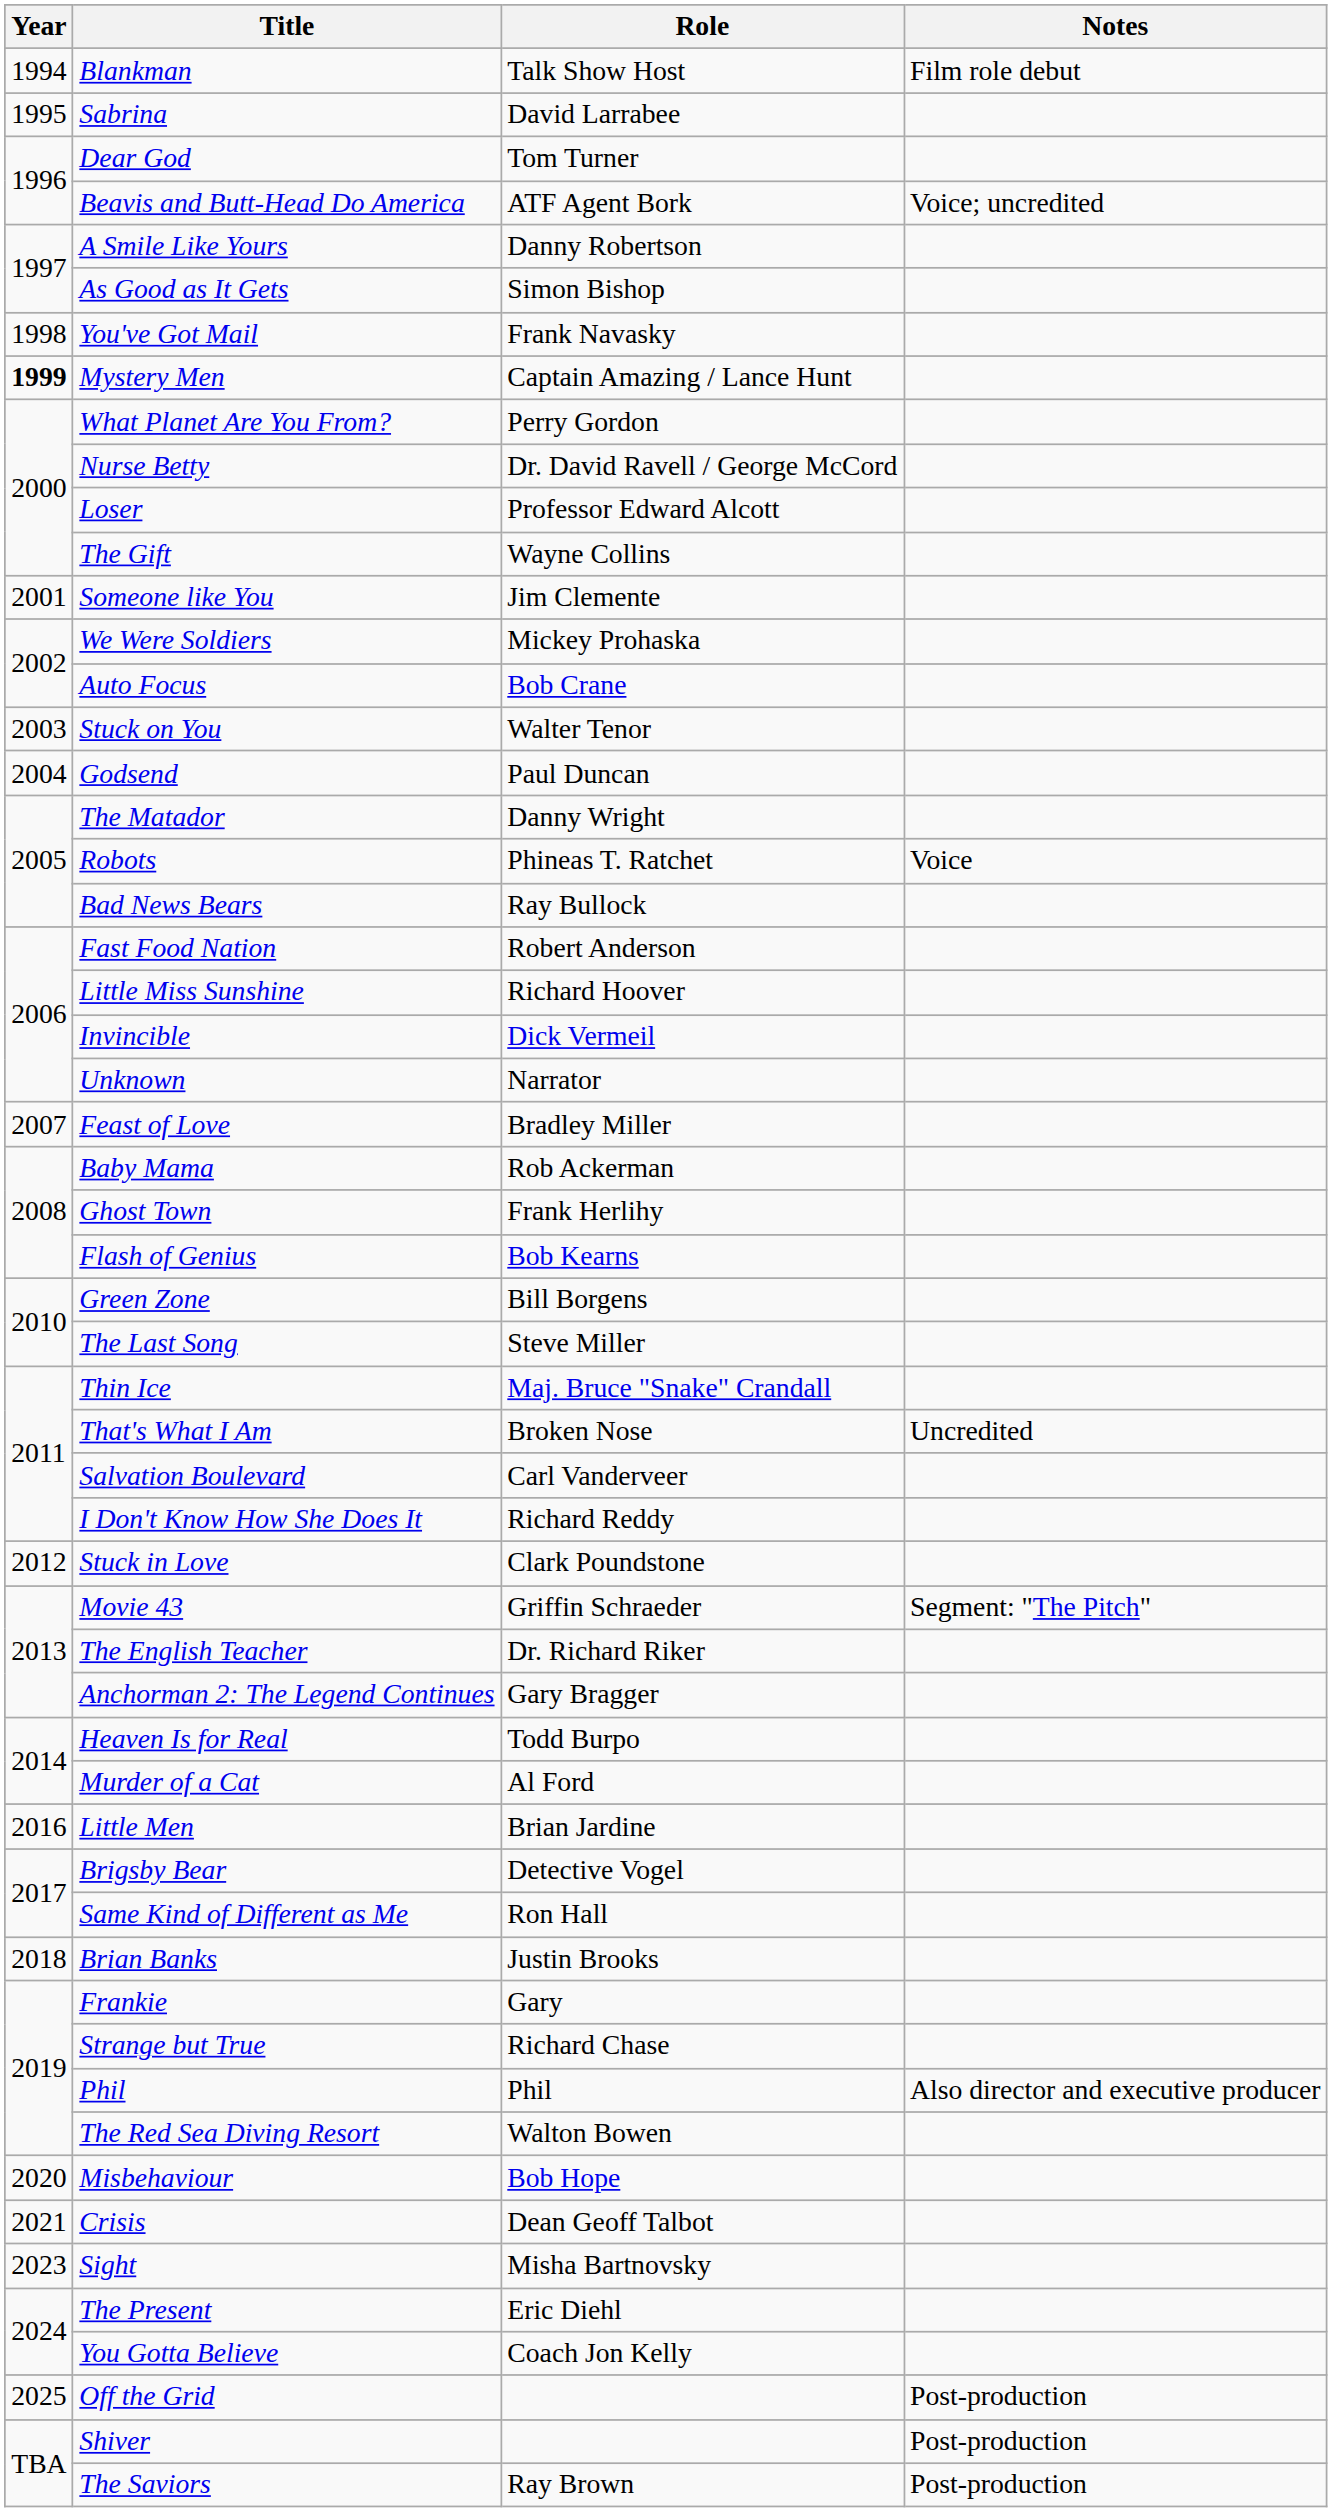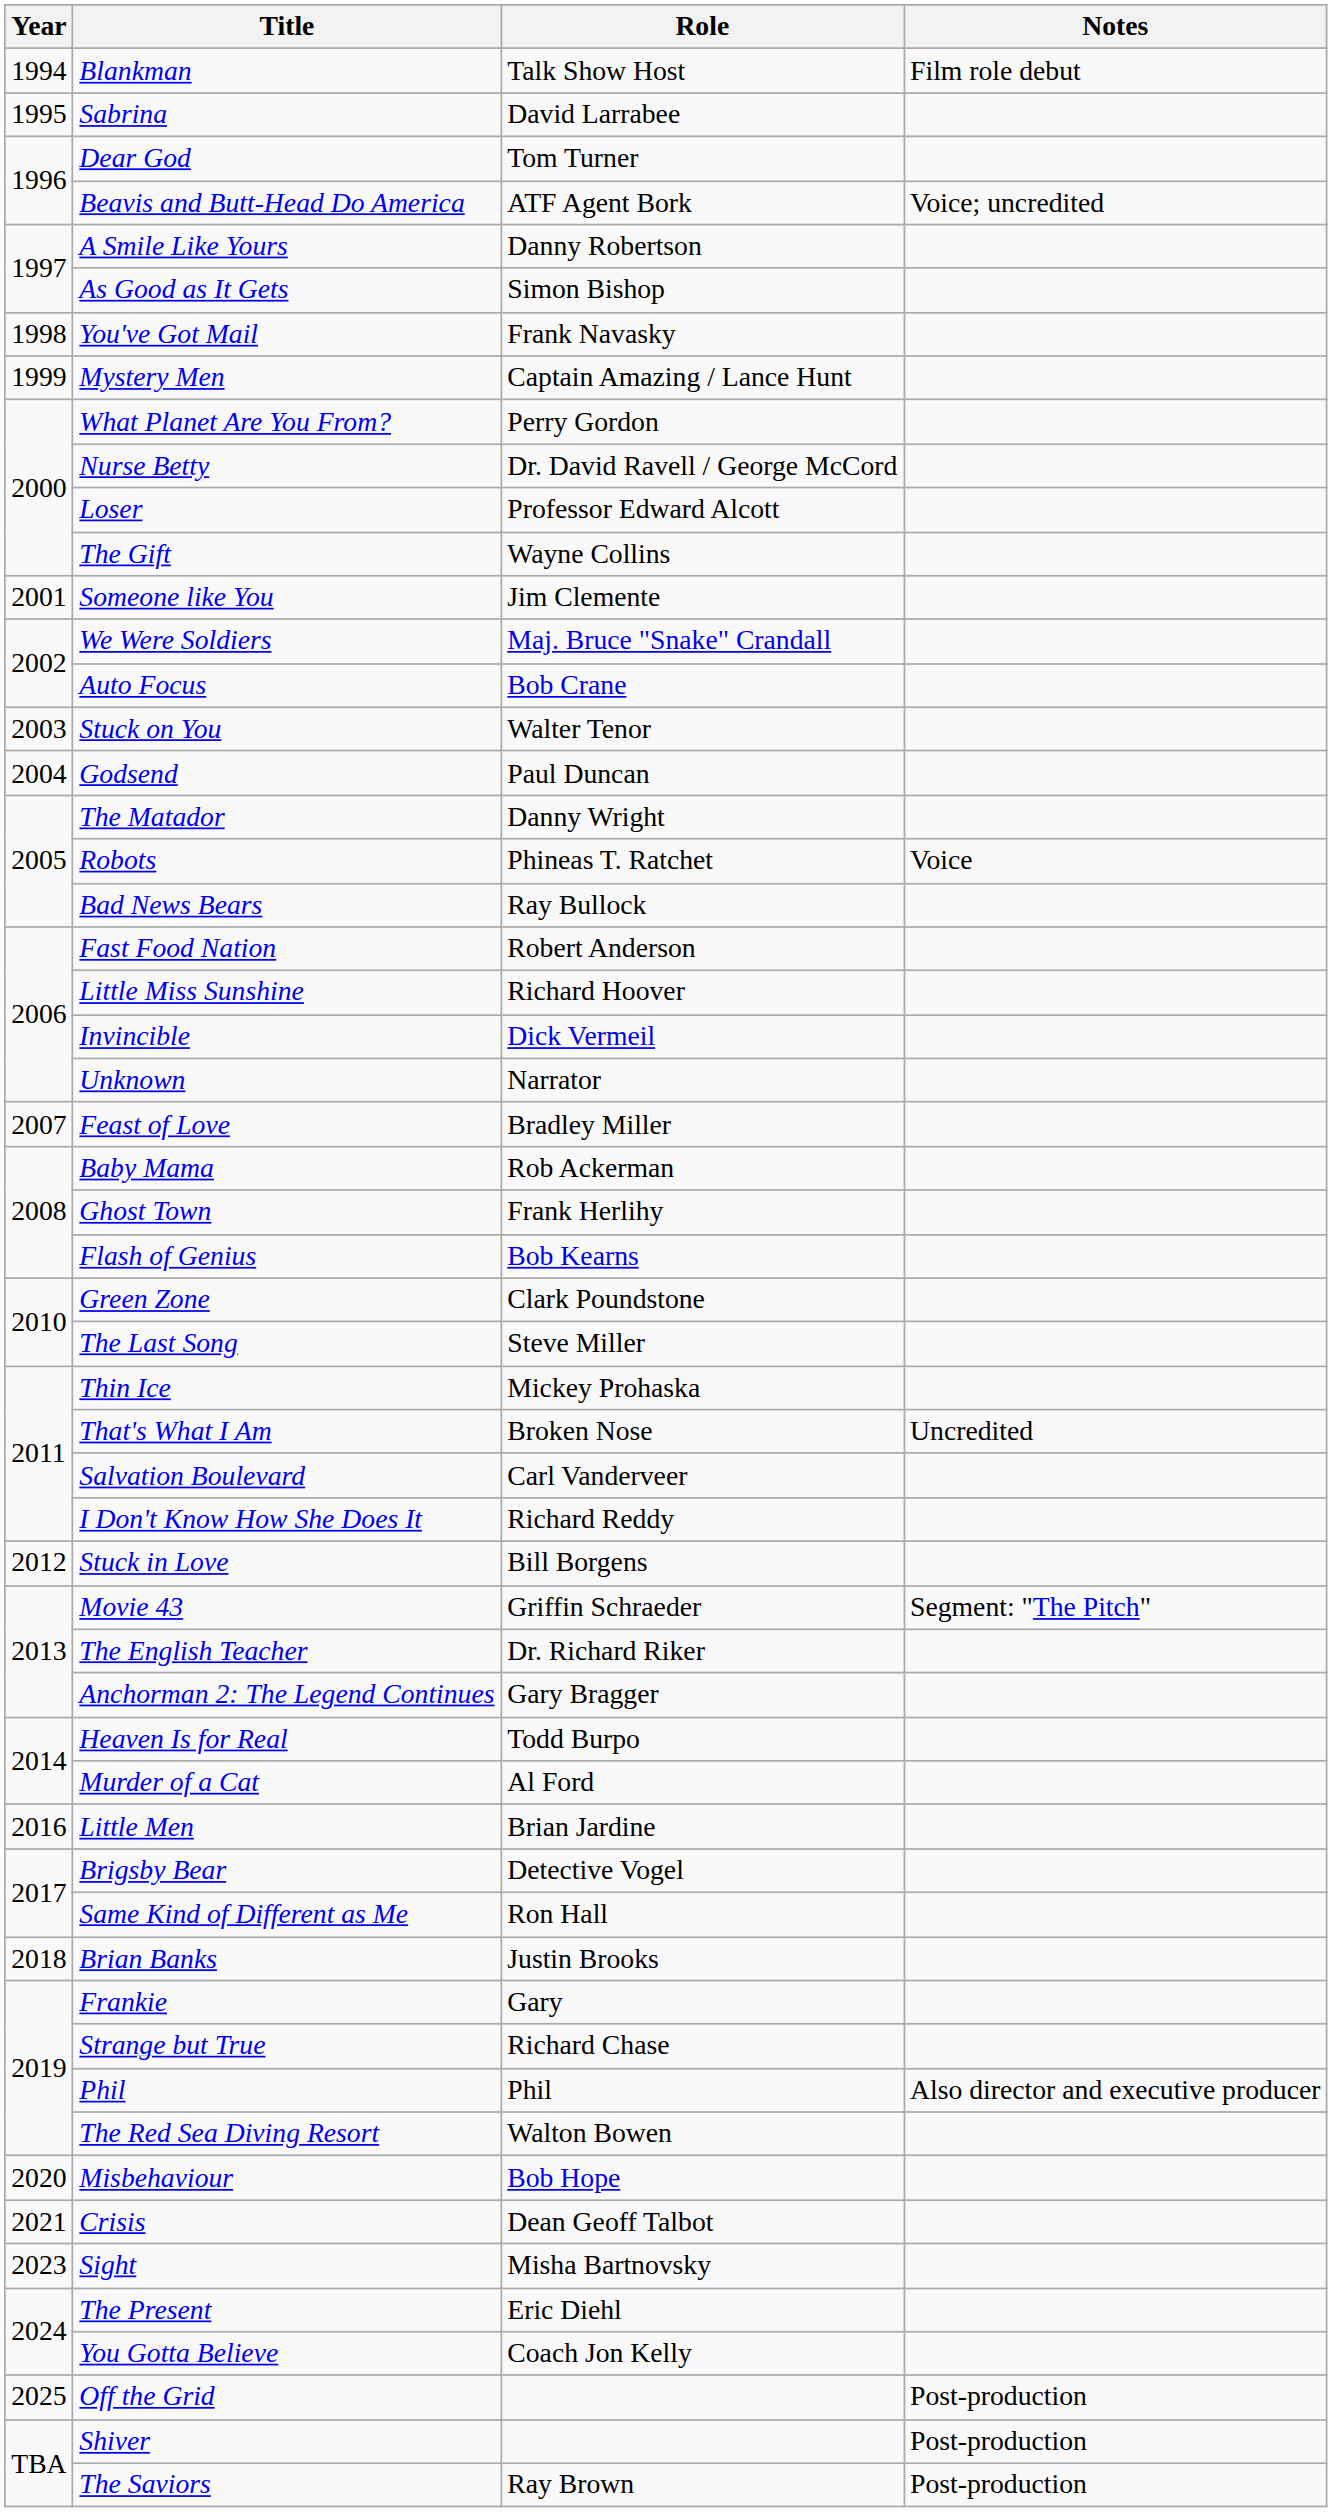(39, 377) bold -> (39, 377) normal
(604, 641) Mickey Prohaska -> (669, 641) Maj. Bruce "Snake" Crandall
(577, 1299) Bill Borgens -> (606, 1299) Clark Poundstone
(669, 1387) Maj. Bruce "Snake" Crandall -> (604, 1387) Mickey Prohaska
(606, 1562) Clark Poundstone -> (577, 1562) Bill Borgens
